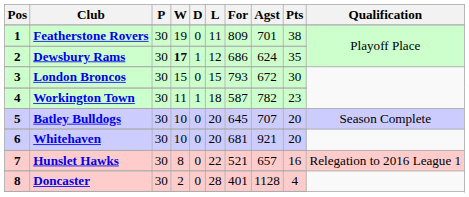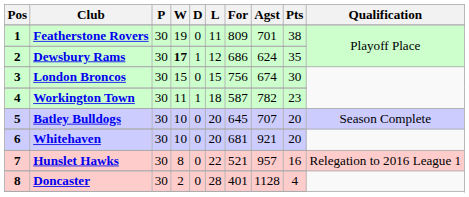(238, 77) 793 -> (238, 77) 756
(267, 77) 672 -> (267, 77) 674
(267, 160) 657 -> (267, 160) 957
